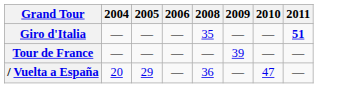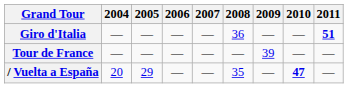+ column: (208, 14)
(208, 33) 35 -> (238, 33) 36
(208, 72) 36 -> (238, 72) 35
(268, 72) normal -> (299, 72) bold
